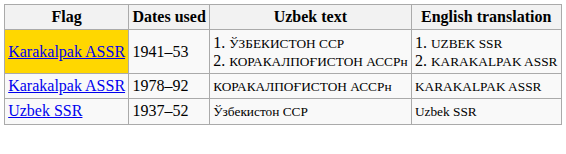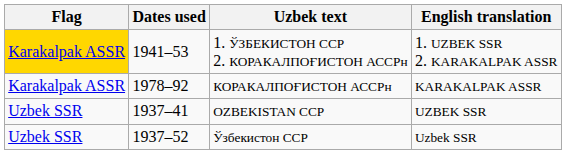+ row: (269, 112)
